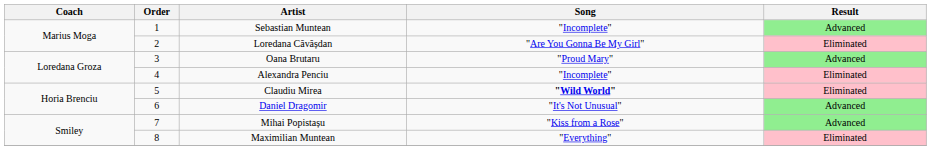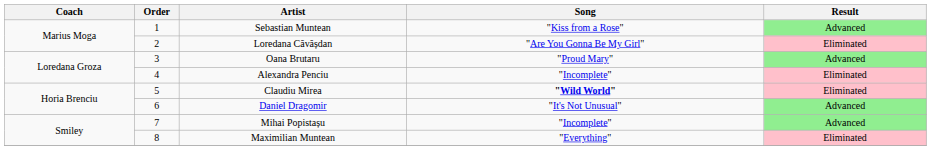(585, 28) "Incomplete" -> (585, 28) "Kiss from a Rose"
(585, 122) "Kiss from a Rose" -> (585, 122) "Incomplete"
